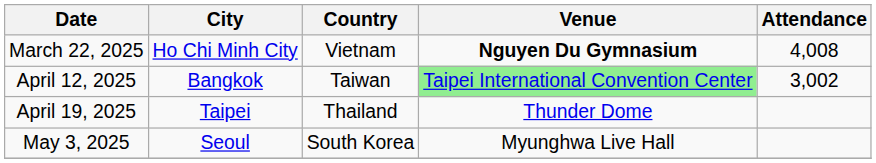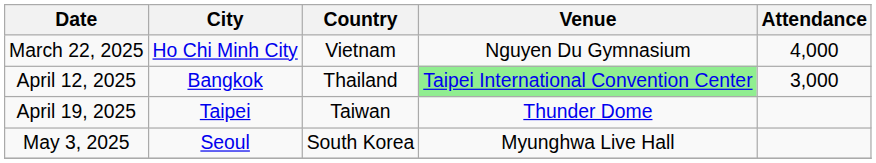(588, 50) bold -> (588, 50) normal
(814, 50) 4,008 -> (814, 50) 4,000
(360, 81) Taiwan -> (360, 81) Thailand
(814, 81) 3,002 -> (814, 81) 3,000
(360, 111) Thailand -> (360, 111) Taiwan
